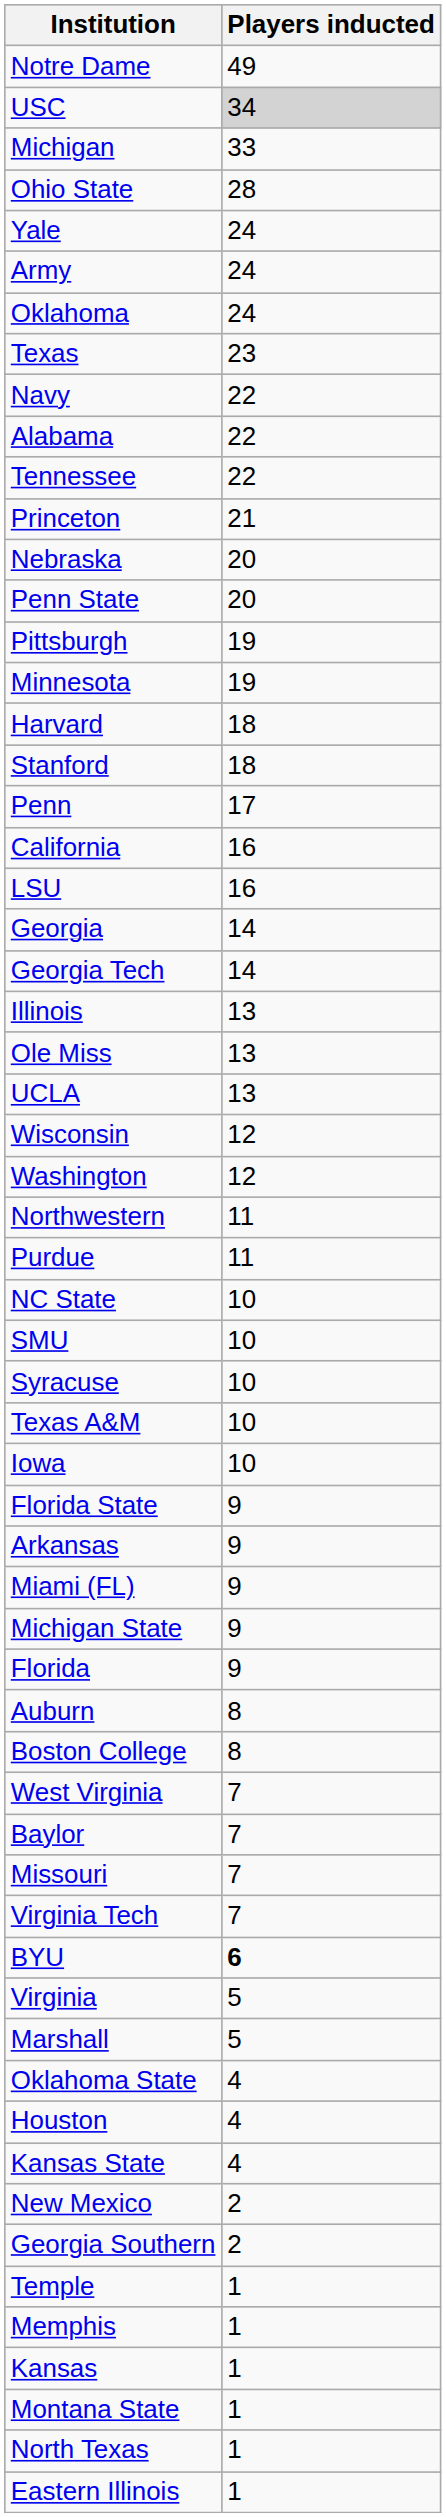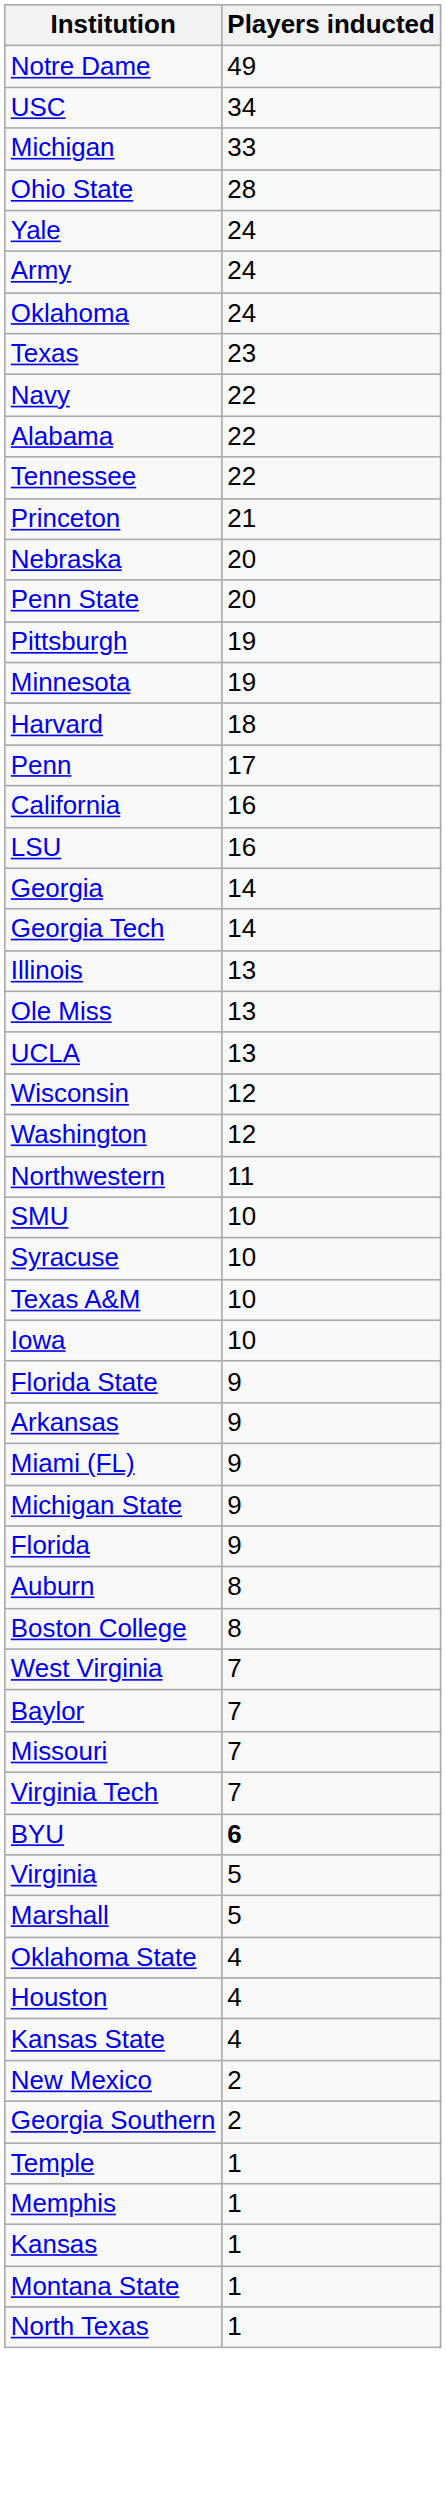(242, 107) lightgrey background -> (242, 107) no background
- row: (60, 764)
- row: (53, 1258)
- row: (63, 1299)
- row: (95, 2491)
